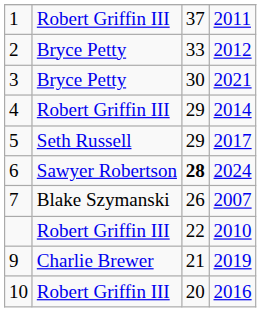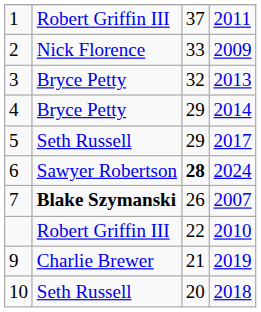(81, 49) Bryce Petty -> (91, 49) Nick Florence
(233, 49) 2012 -> (233, 49) 2009
(195, 79) 30 -> (195, 79) 32
(233, 79) 2021 -> (233, 79) 2013
(103, 110) Robert Griffin III -> (81, 110) Bryce Petty
(103, 200) normal -> (106, 200) bold
(103, 291) Robert Griffin III -> (84, 291) Seth Russell
(233, 291) 2016 -> (233, 291) 2018
